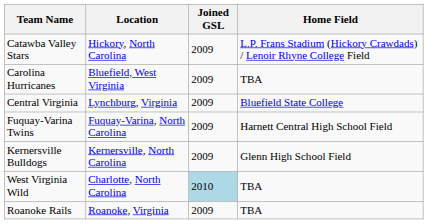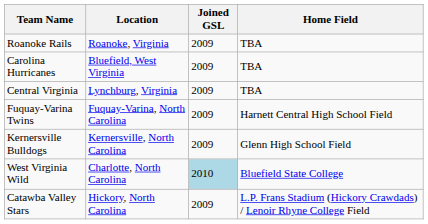rows swapped: (42, 49) <-> (39, 210)
(292, 103) Bluefield State College -> (251, 90) TBA
(251, 186) TBA -> (292, 174) Bluefield State College
